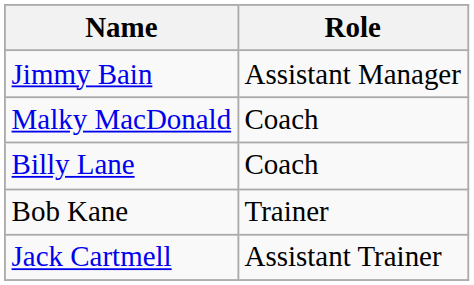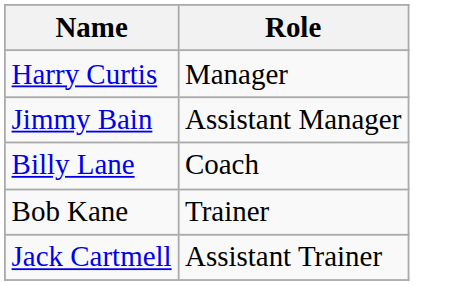+ row: (84, 73)
- row: (121, 119)
